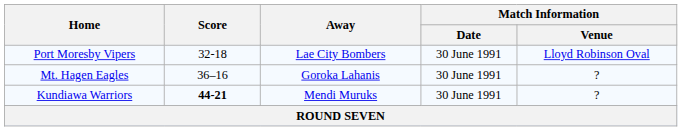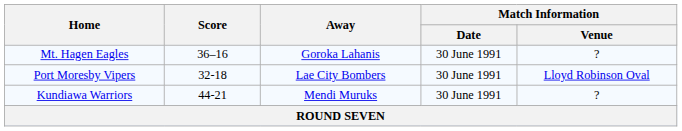rows swapped: (84, 55) <-> (84, 75)
(213, 95) bold -> (213, 95) normal
